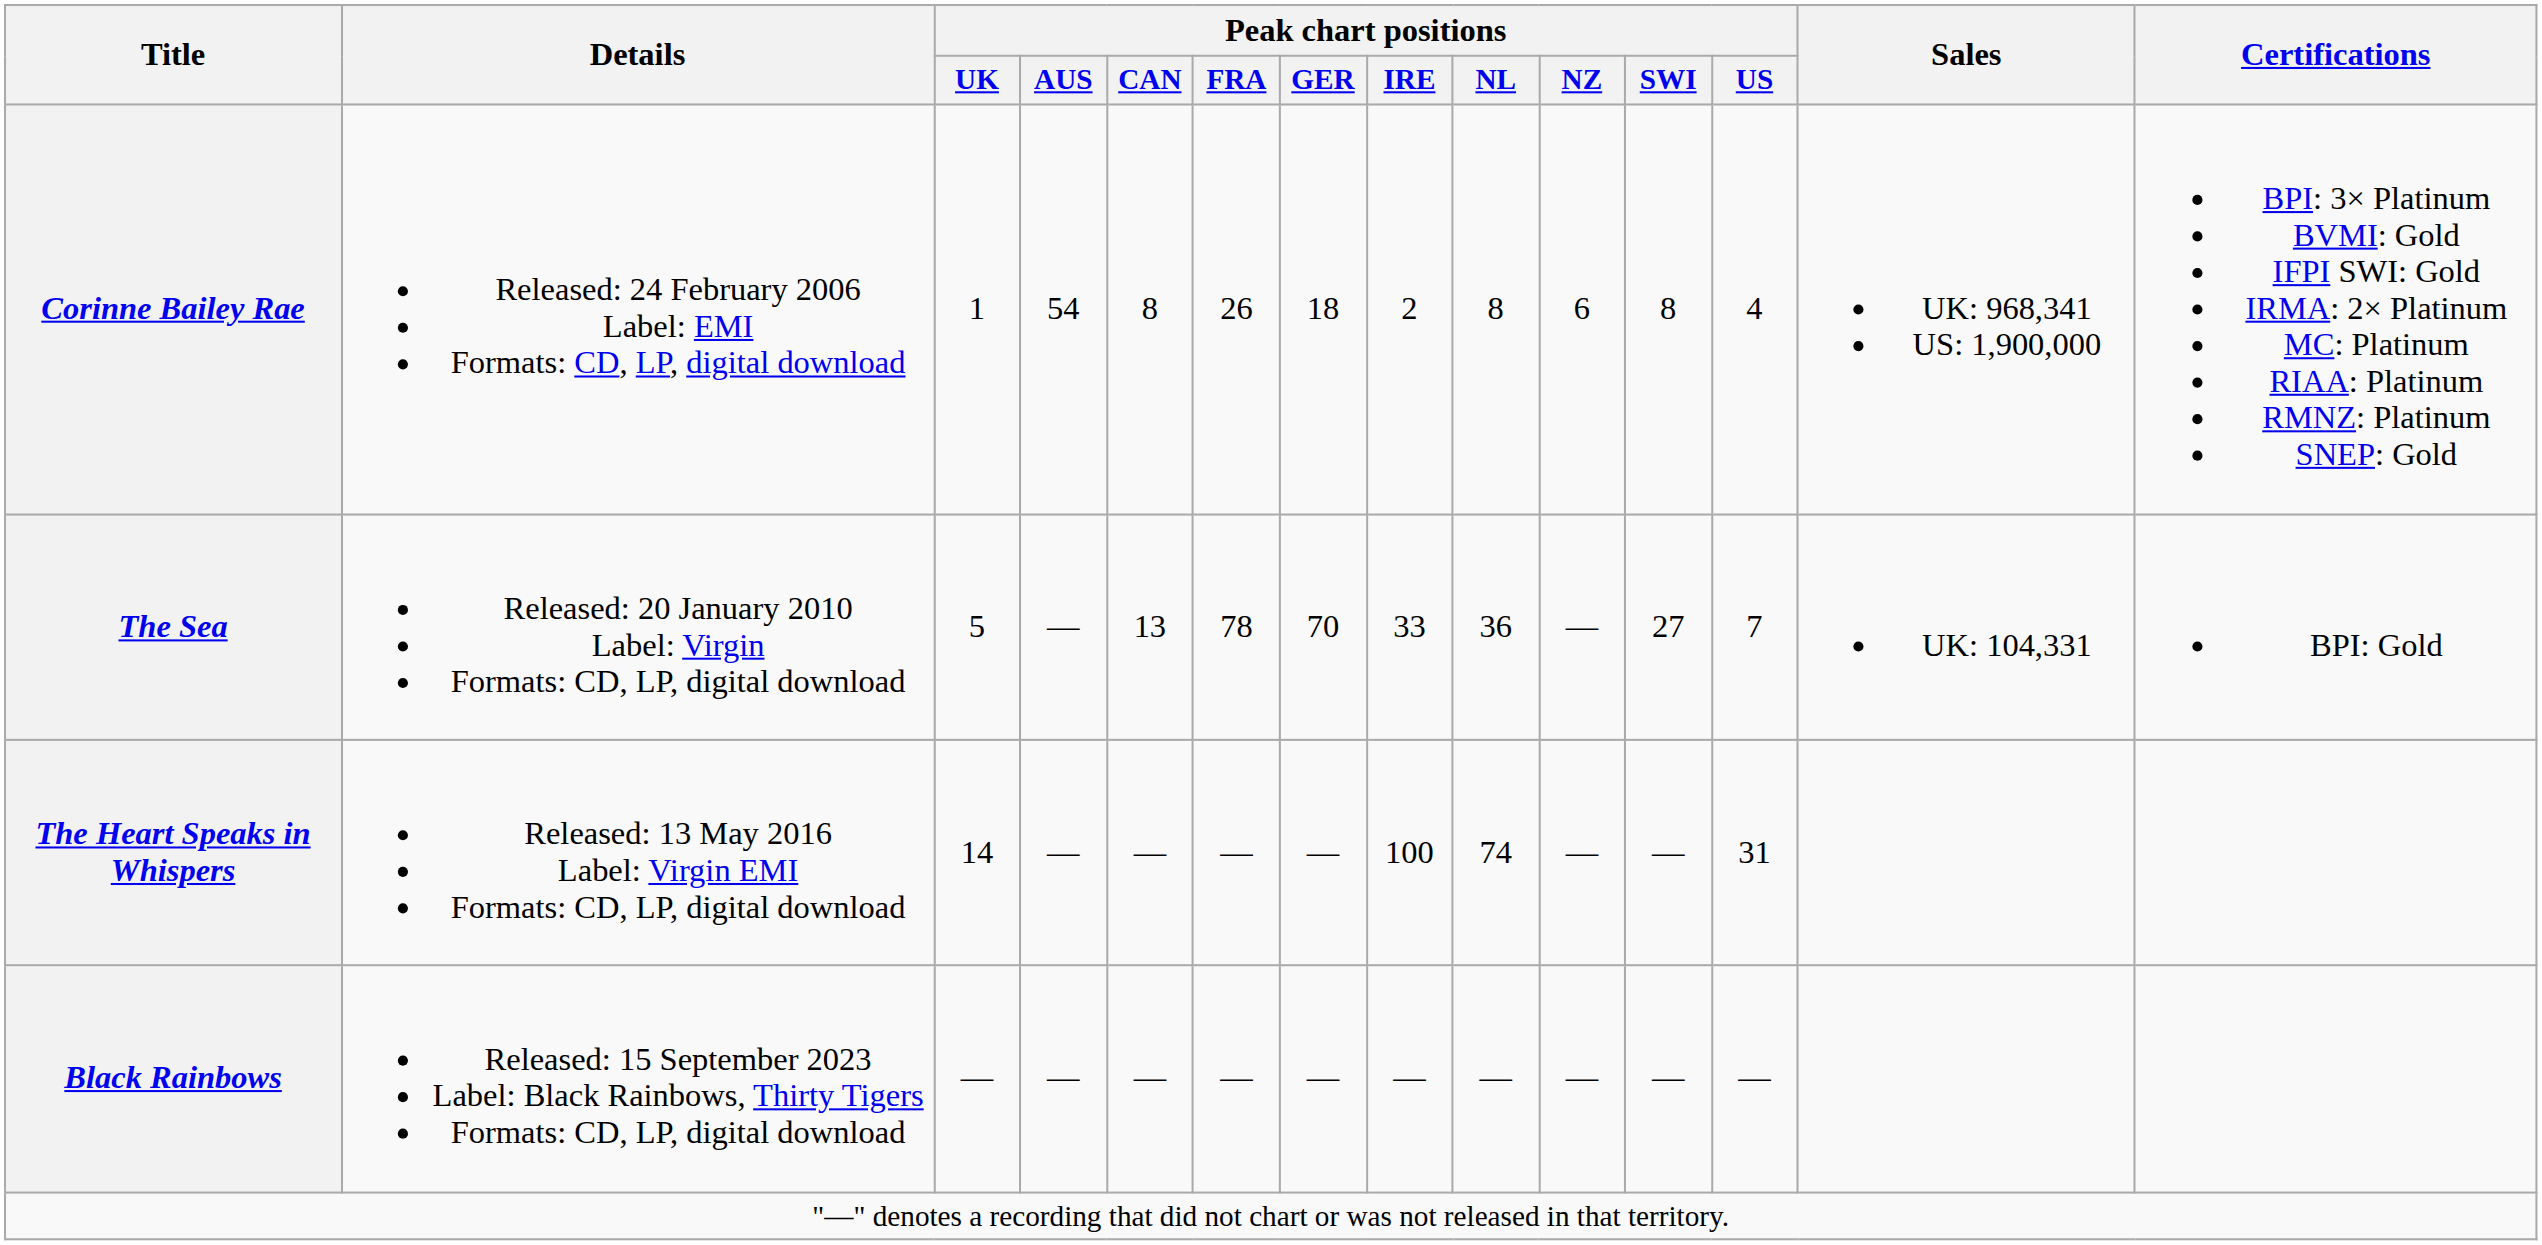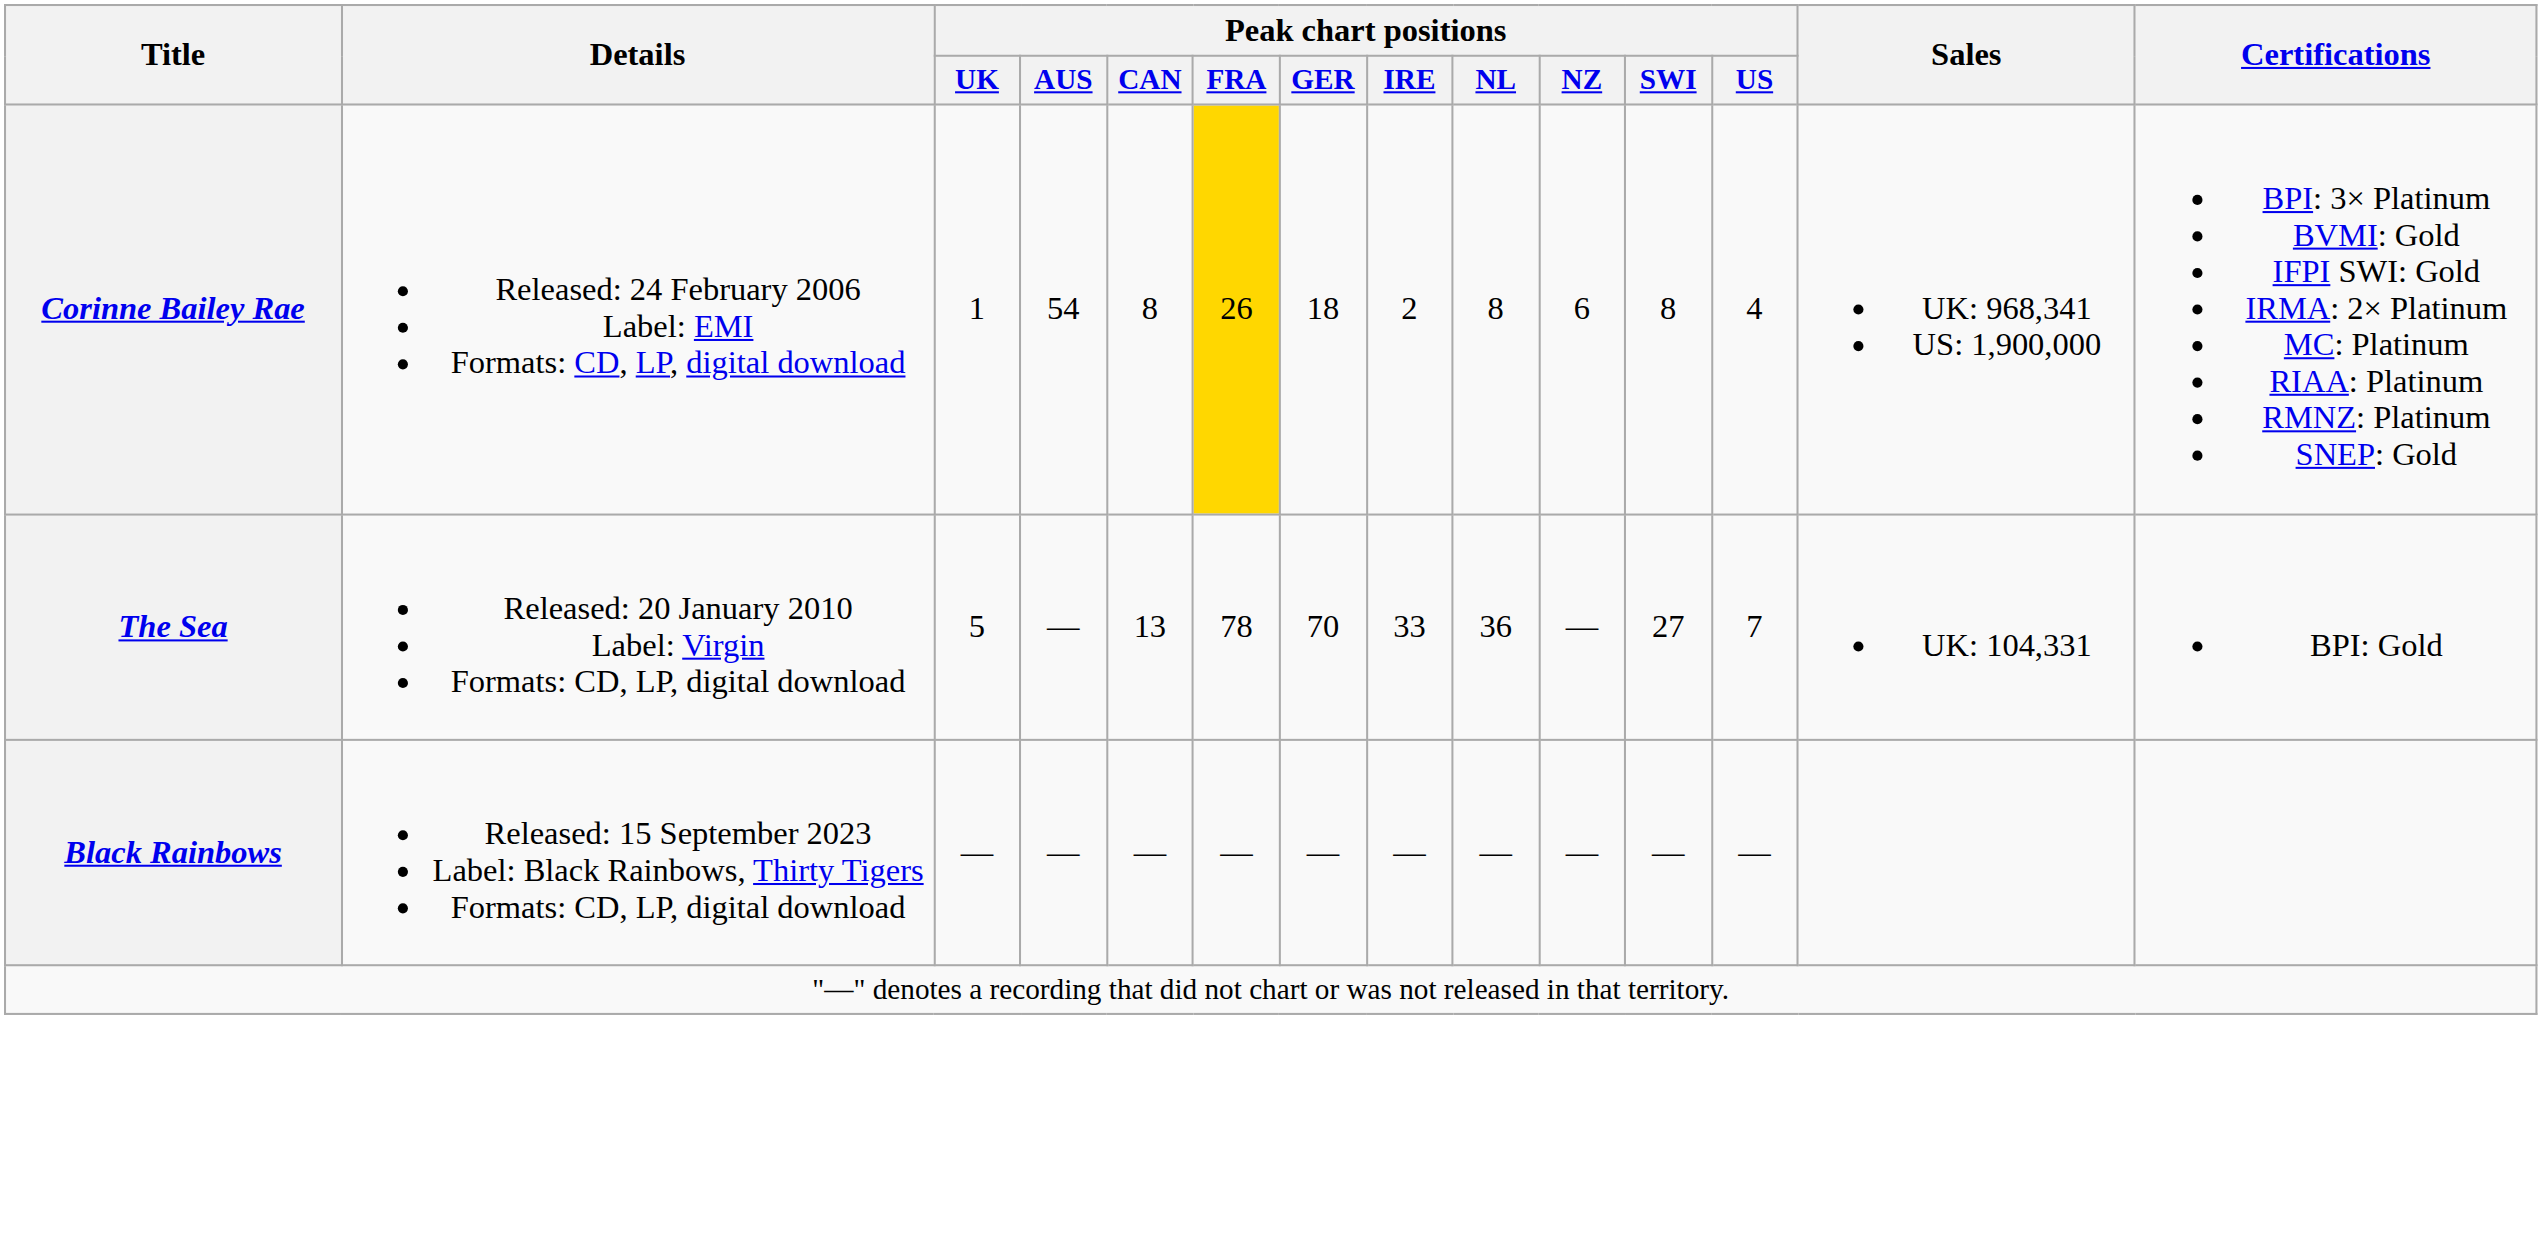(1236, 308) no background -> (1236, 308) gold background
- row: (173, 852)
